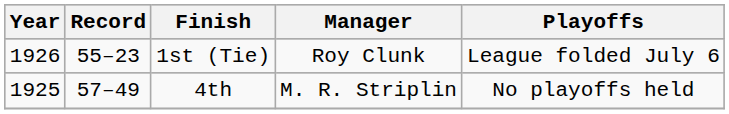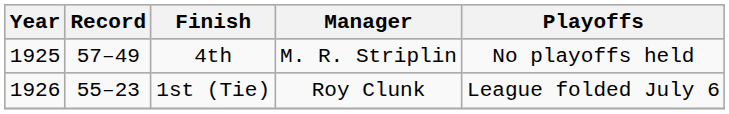rows swapped: (213, 91) <-> (213, 56)
